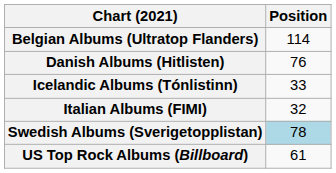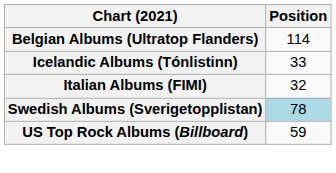- row: (135, 62)
(298, 156) 61 -> (298, 132) 59
